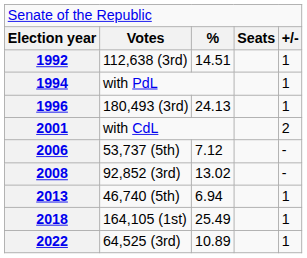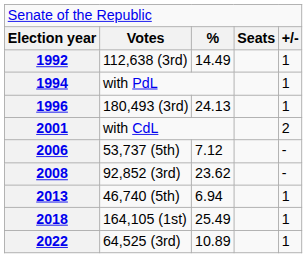(213, 60) 14.51 -> (213, 60) 14.49
(213, 173) 13.02 -> (213, 173) 23.62
